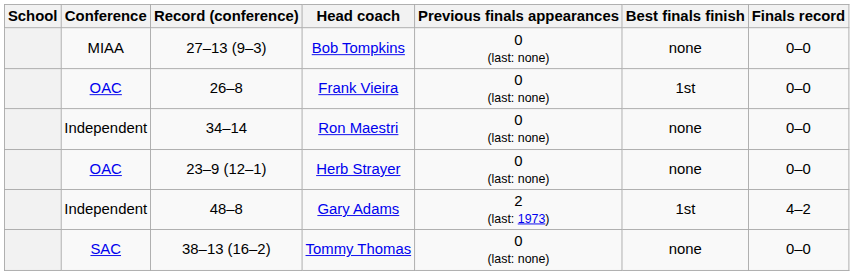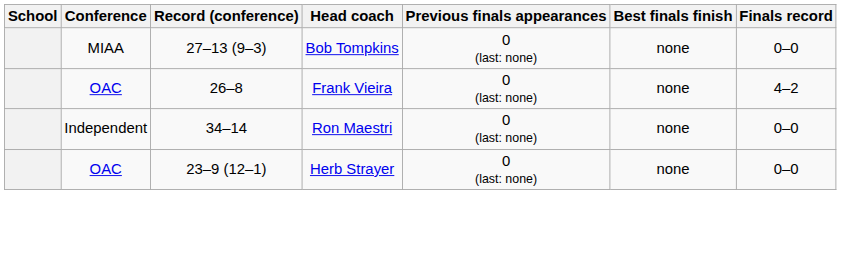(685, 88) 1st -> (673, 88) none
(798, 88) 0–0 -> (786, 88) 4–2
- row: (358, 209)
- row: (358, 249)
